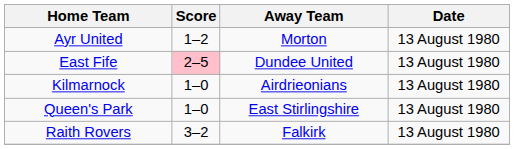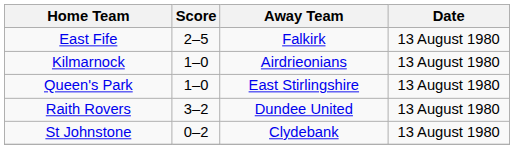- row: (88, 39)
(196, 62) pink background -> (196, 39) no background
(304, 62) Dundee United -> (304, 39) Falkirk
(304, 132) Falkirk -> (304, 109) Dundee United
+ row: (88, 132)
